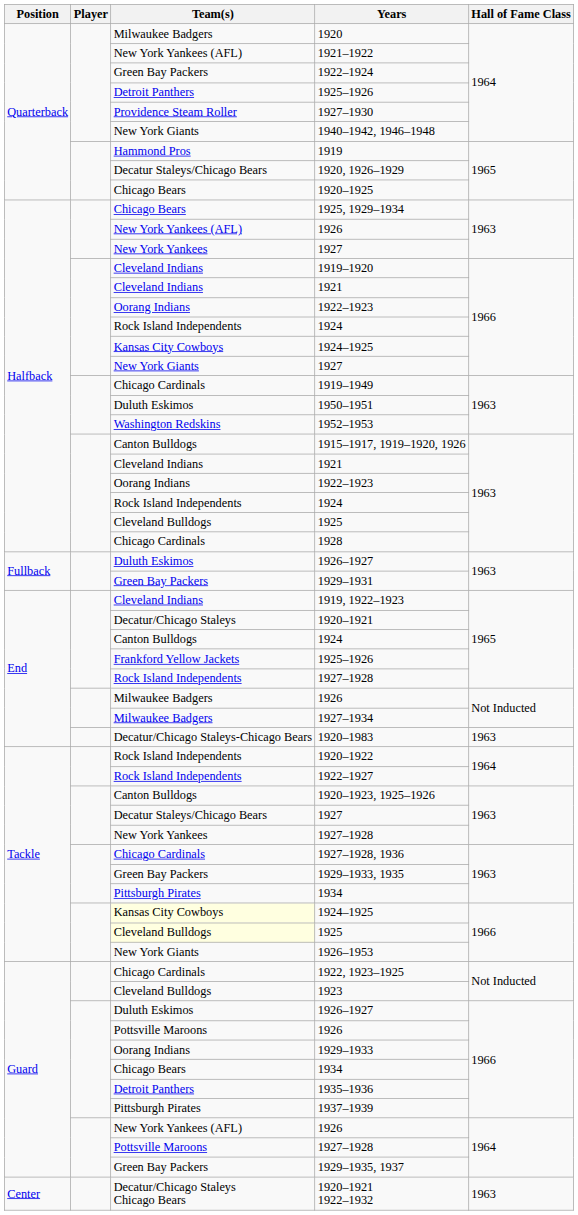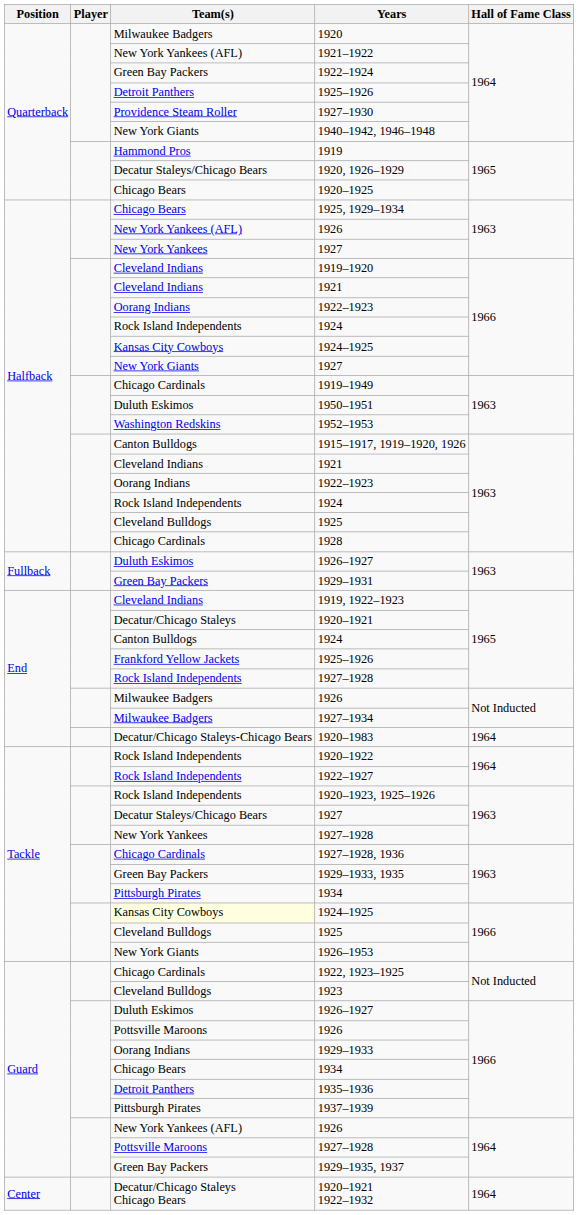(484, 737) 1963 -> (484, 737) 1964
(155, 795) Canton Bulldogs -> (178, 795) Rock Island Independents
(162, 932) lightyellow background -> (162, 932) no background
(484, 1193) 1963 -> (484, 1193) 1964
